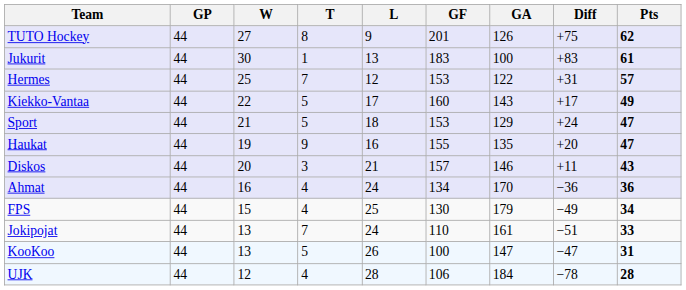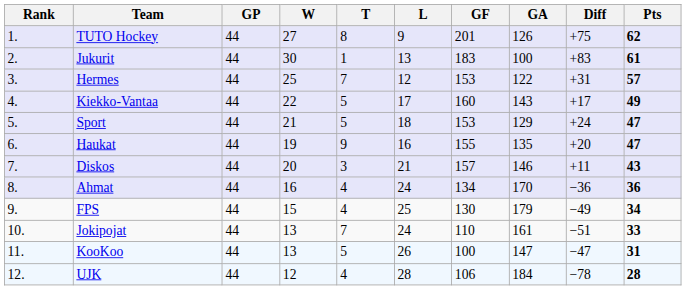+ column: (39, 15)
